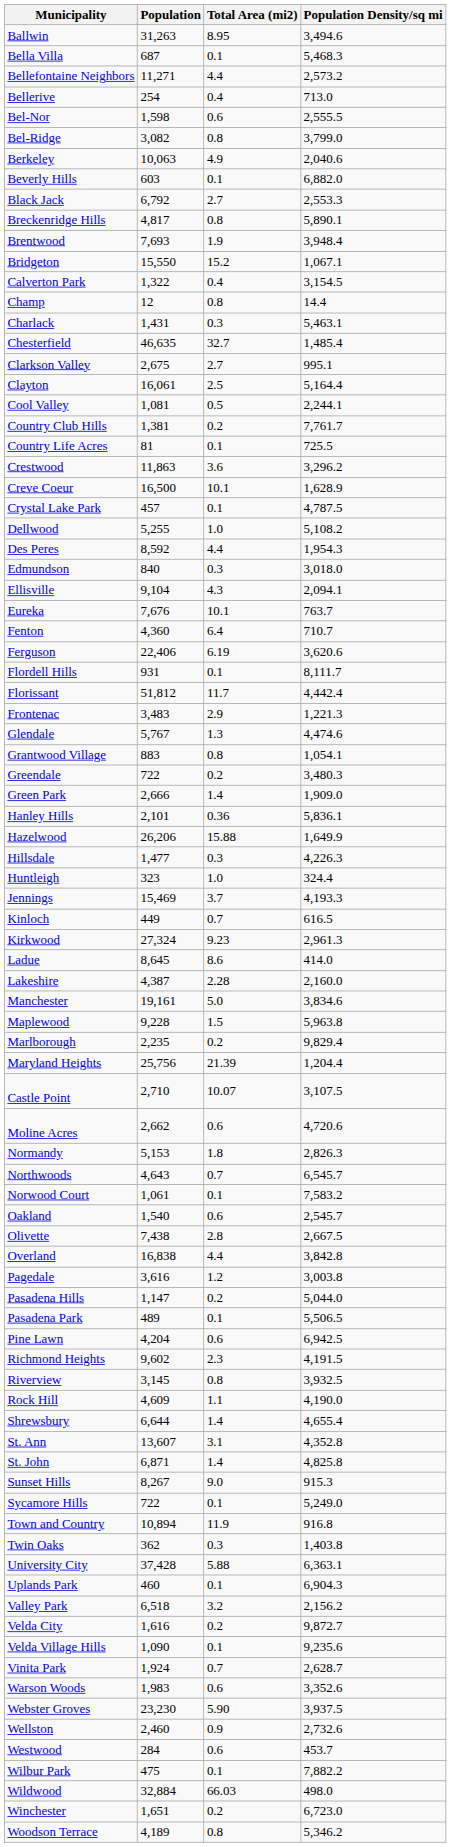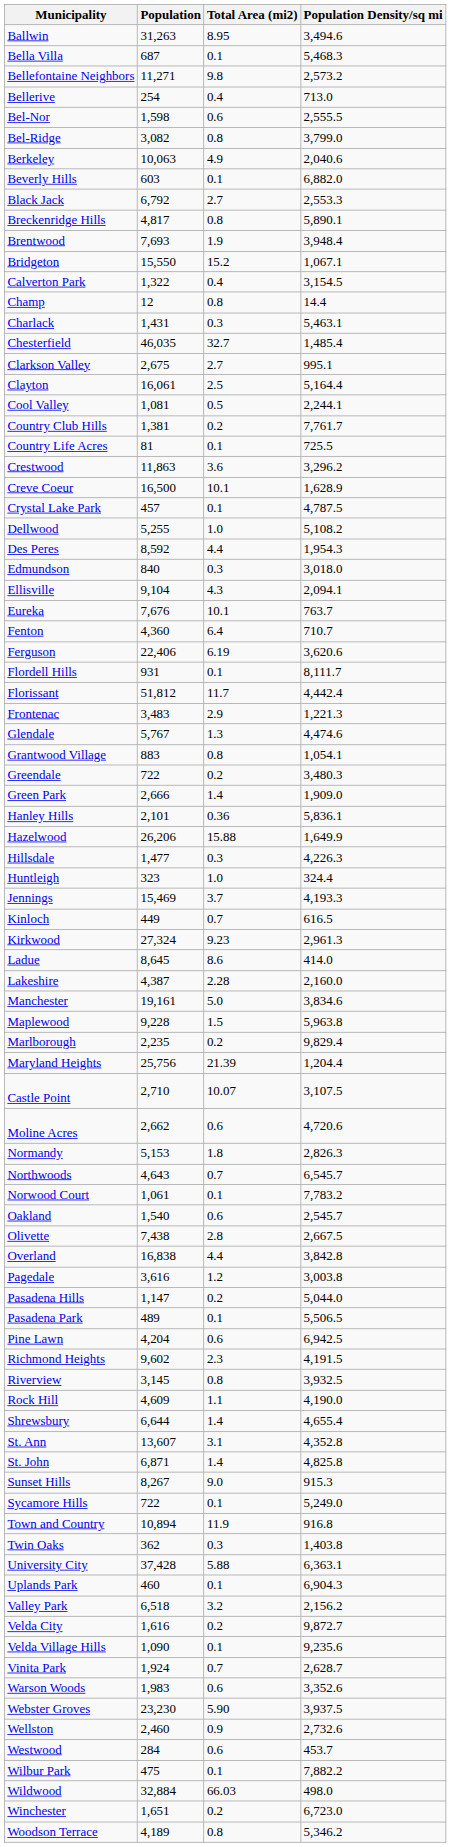(215, 76) 4.4 -> (215, 76) 9.8
(158, 343) 46,635 -> (158, 343) 46,035
(323, 1194) 7,583.2 -> (323, 1194) 7,783.2
